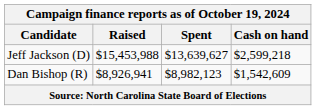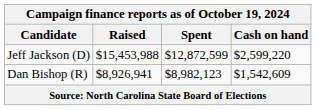(196, 54) $13,639,627 -> (196, 54) $12,872,599
(262, 54) $2,599,218 -> (262, 54) $2,599,220
